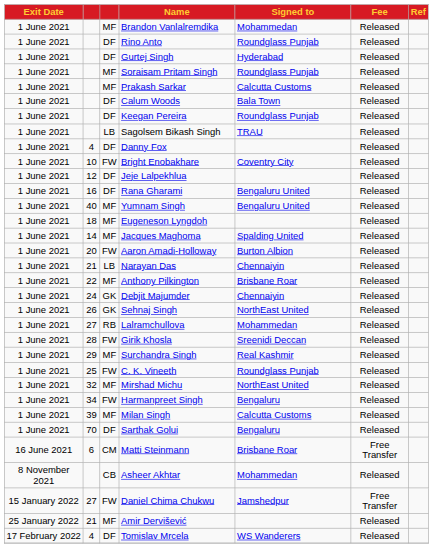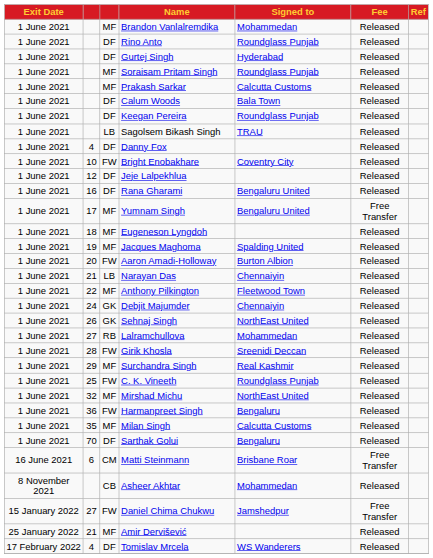(91, 206) 40 -> (91, 211) 17
(380, 206) Released -> (380, 211) Free Transfer
(91, 236) 14 -> (91, 246) 19
(267, 280) Brisbane Roar -> (271, 291) Fleetwood Town
(91, 400) 34 -> (91, 410) 36
(91, 415) 39 -> (91, 425) 35
